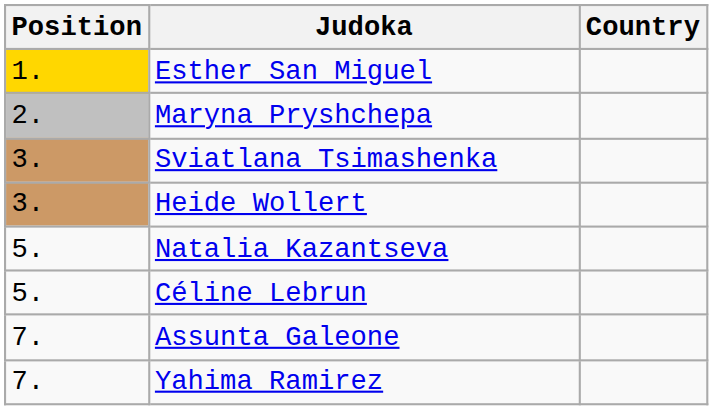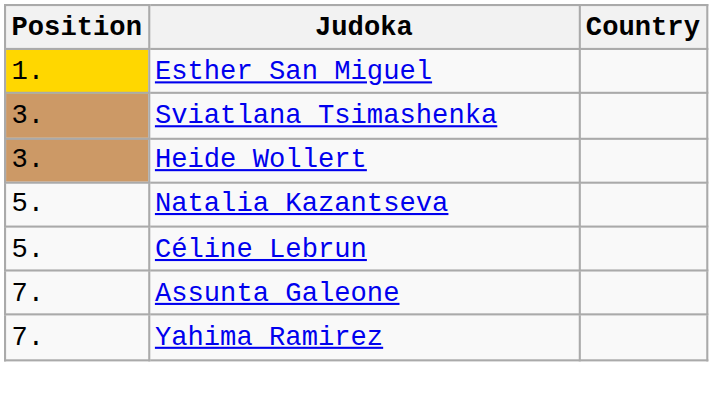- row: (293, 116)
